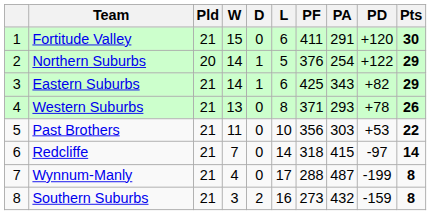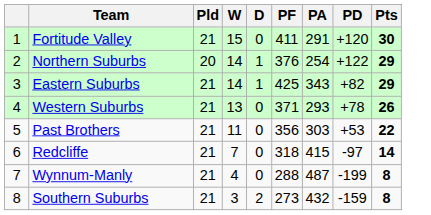- column: (284, 15)
